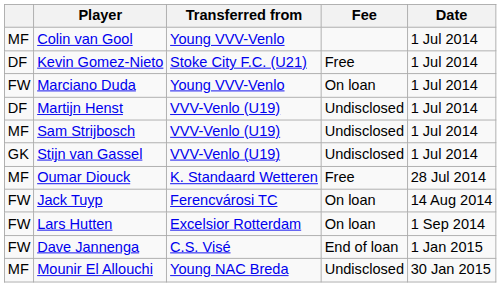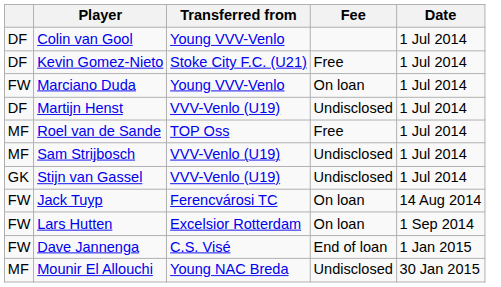(18, 39) MF -> (18, 39) DF
+ row: (99, 131)
- row: (84, 177)
